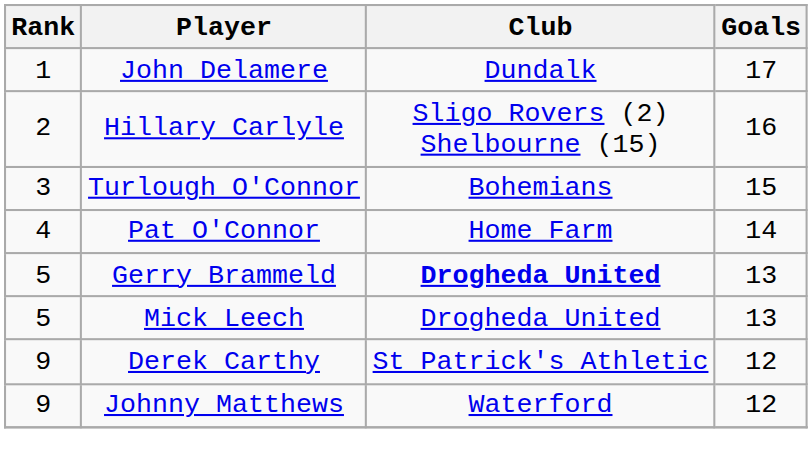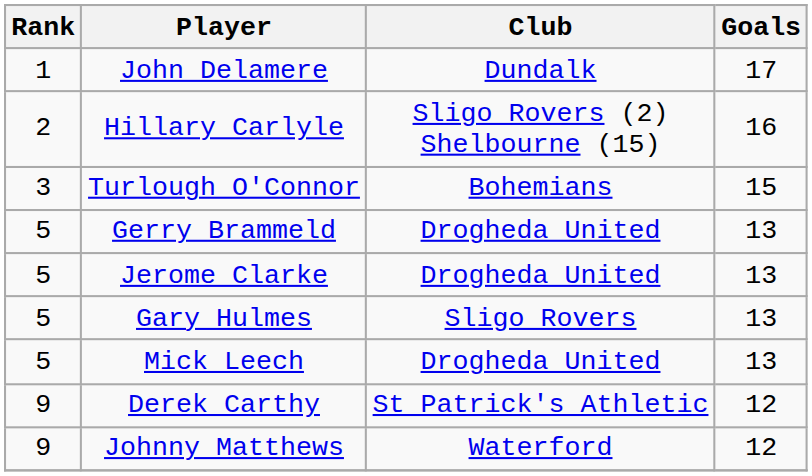- row: (224, 231)
(541, 275) bold -> (541, 231) normal
+ row: (224, 275)
+ row: (224, 318)
